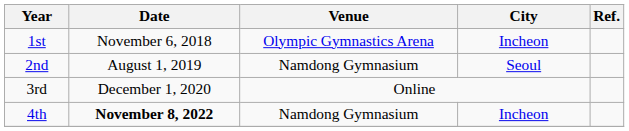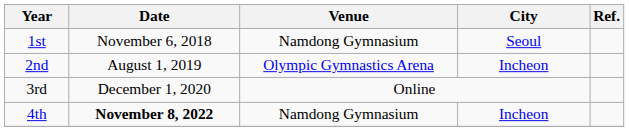(349, 41) Olympic Gymnastics Arena -> (349, 41) Namdong Gymnasium
(524, 41) Incheon -> (524, 41) Seoul
(349, 65) Namdong Gymnasium -> (349, 65) Olympic Gymnastics Arena
(524, 65) Seoul -> (524, 65) Incheon
